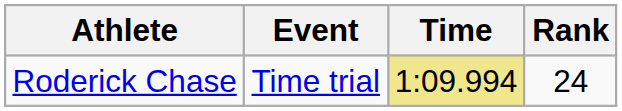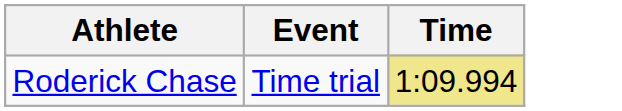- column: (571, 30)
